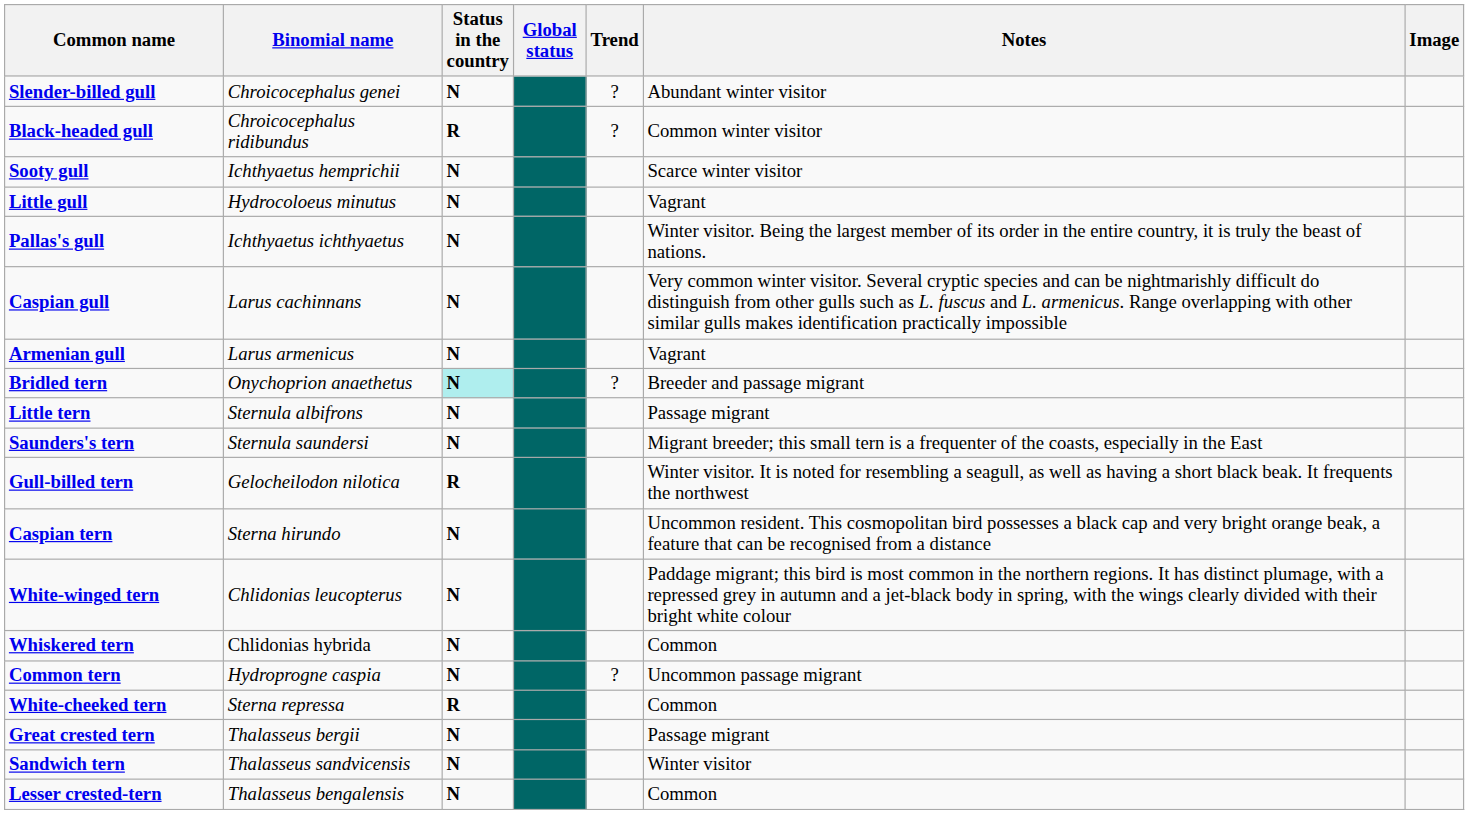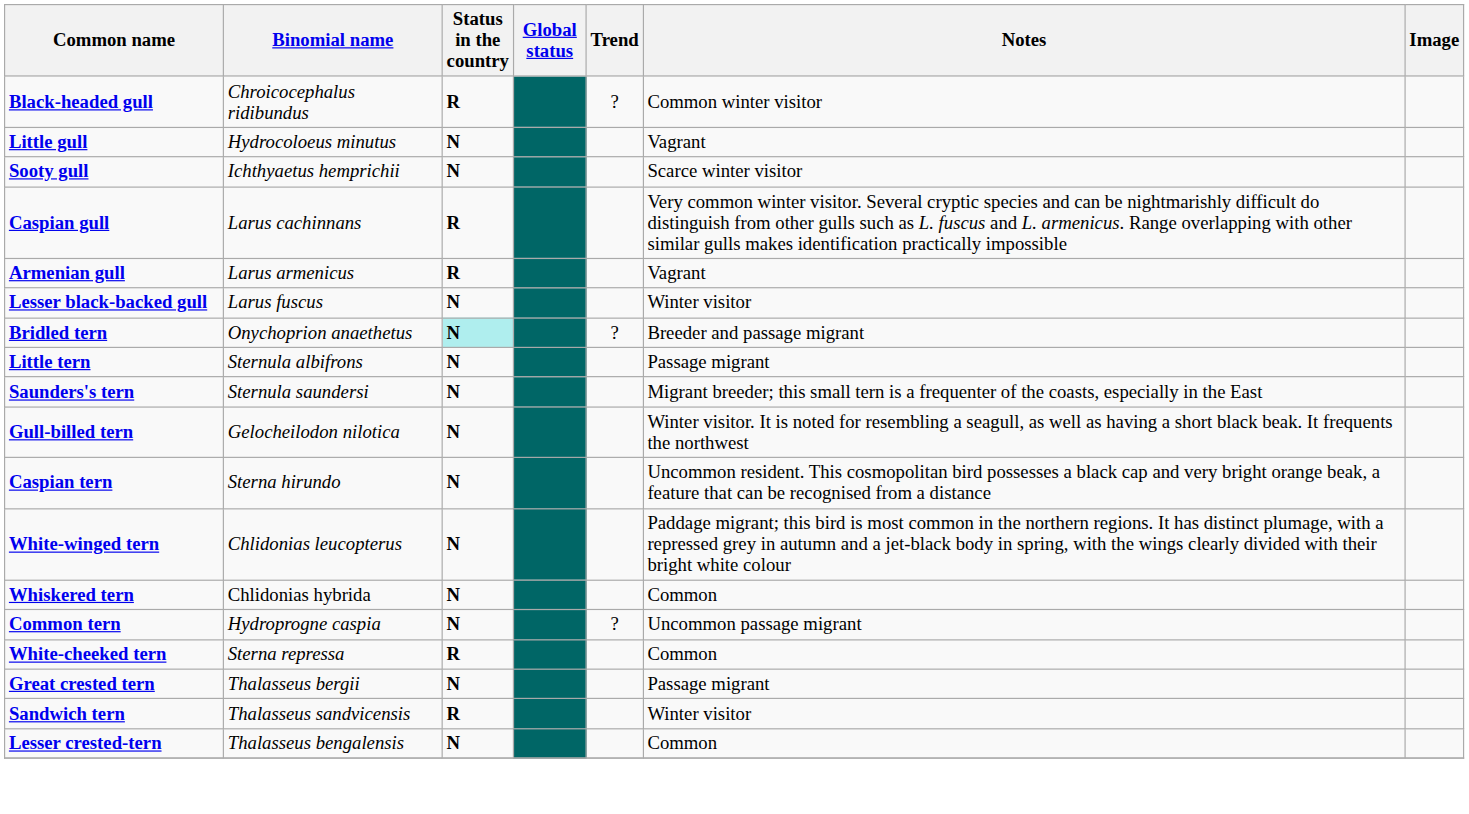- row: (82, 91)
rows swapped: (48, 201) <-> (49, 171)
- row: (56, 241)
(453, 302) N -> (453, 222) R
(453, 353) N -> (453, 273) R
+ row: (108, 302)
(453, 482) R -> (453, 432) N
(453, 764) N -> (453, 713) R
